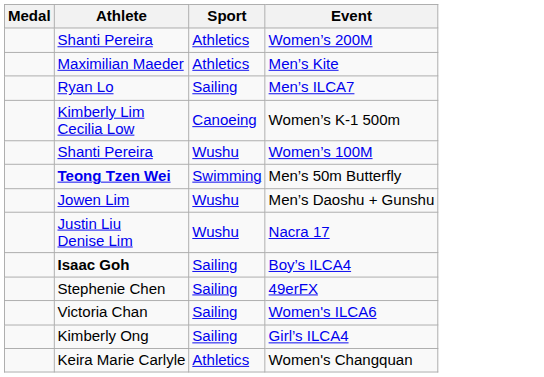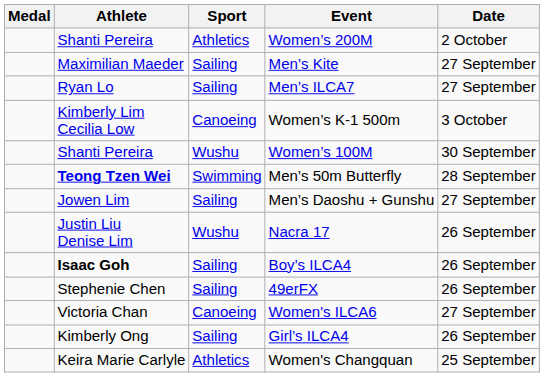+ column: (488, 16)
(221, 64) Athletics -> (215, 64) Sailing
(216, 200) Wushu -> (215, 200) Sailing
(215, 312) Sailing -> (225, 312) Canoeing
